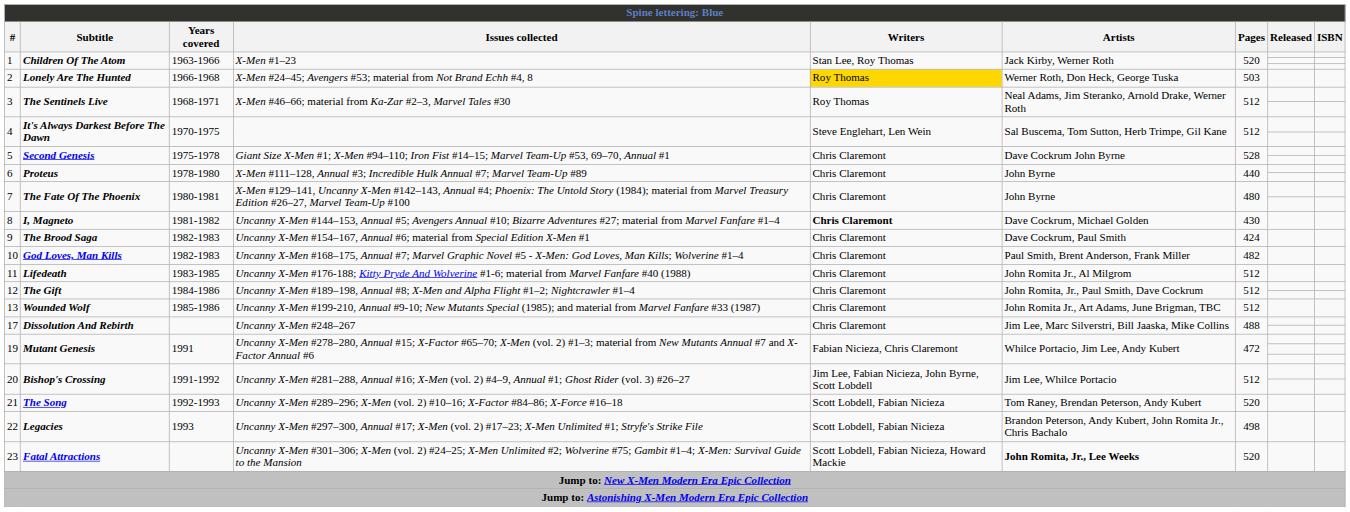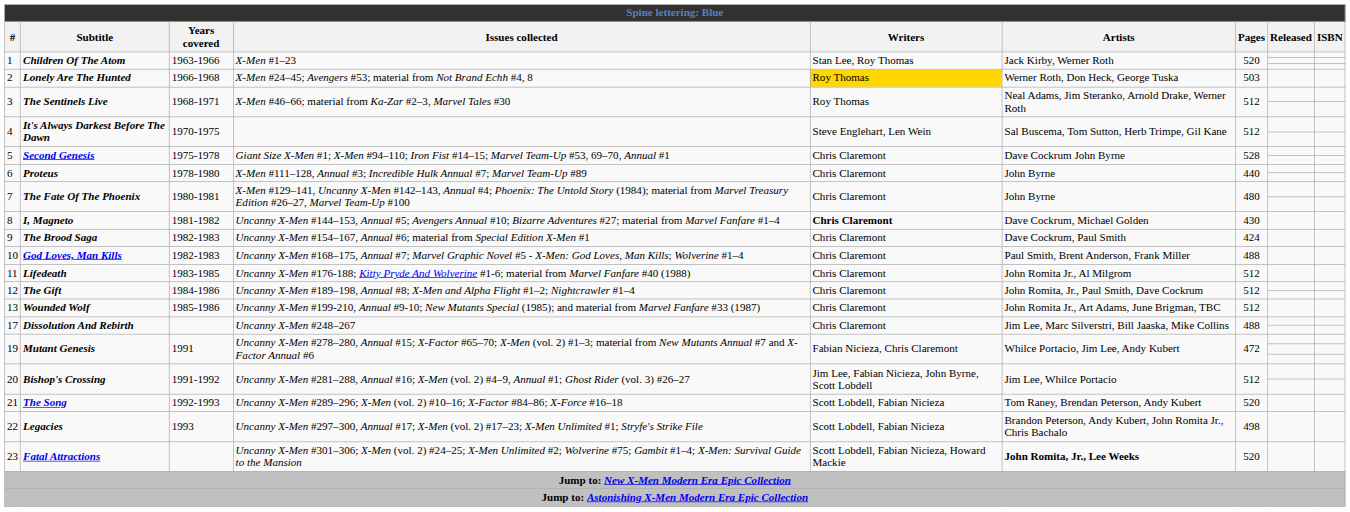(1252, 255) 482 -> (1252, 255) 488
